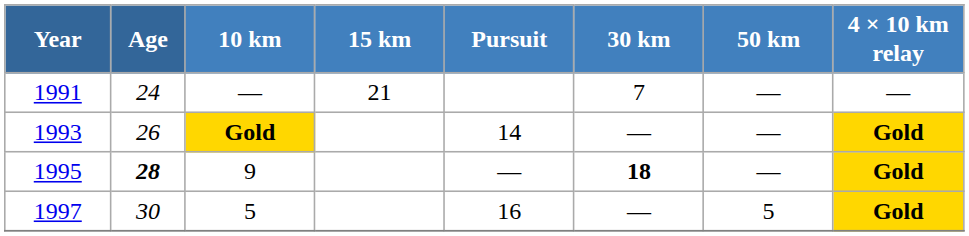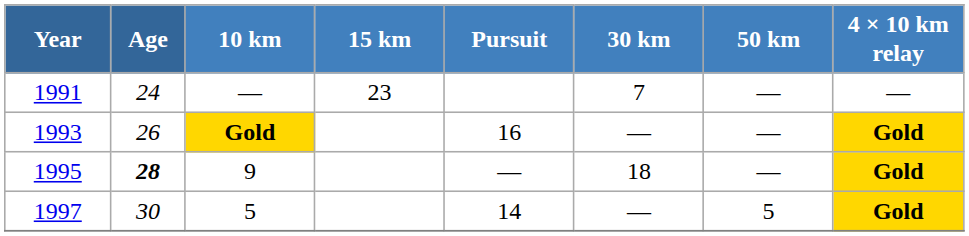(380, 92) 21 -> (380, 92) 23
(509, 132) 14 -> (509, 132) 16
(639, 171) bold -> (639, 171) normal
(509, 211) 16 -> (509, 211) 14
